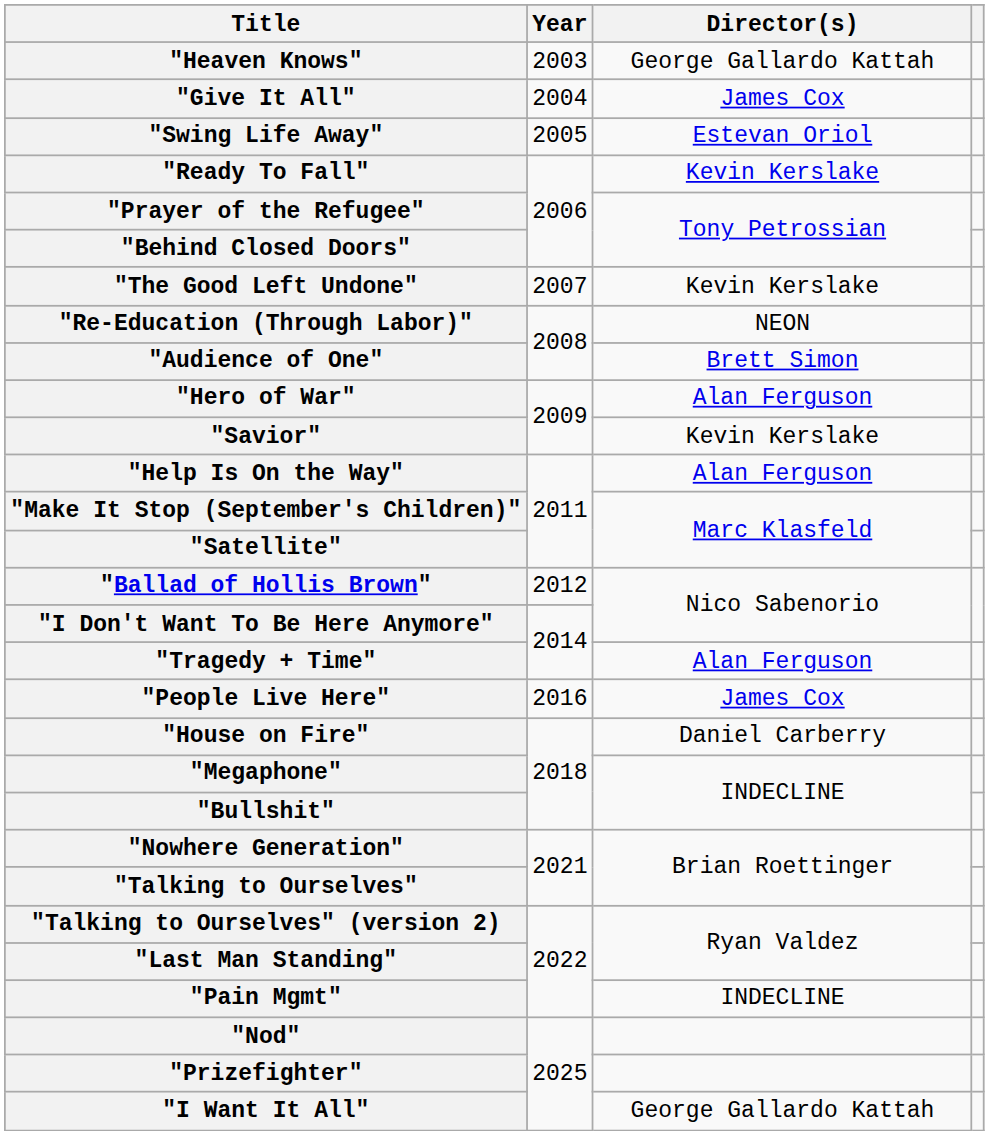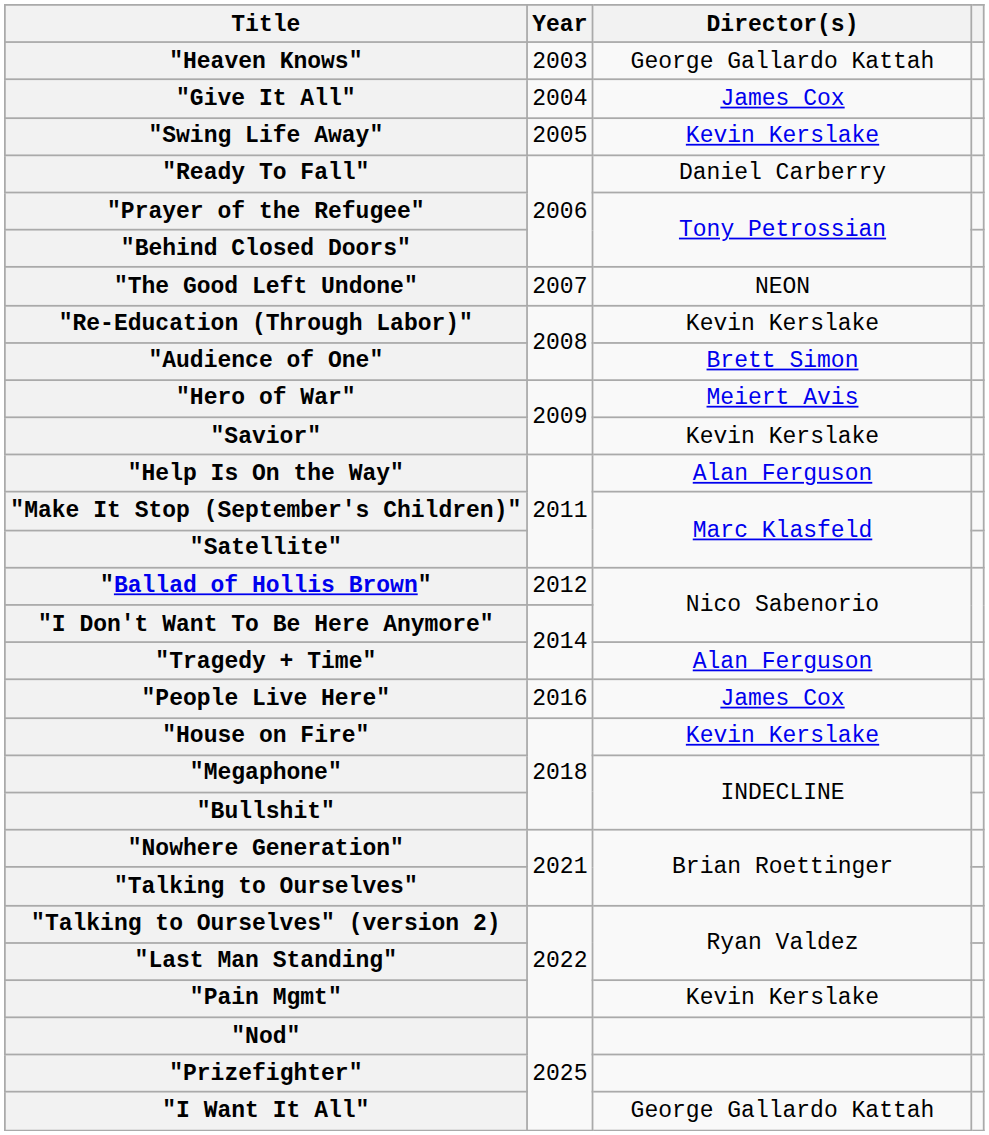(783, 136) Estevan Oriol -> (783, 136) Kevin Kerslake
(783, 174) Kevin Kerslake -> (783, 174) Daniel Carberry
(783, 286) Kevin Kerslake -> (783, 286) NEON
(783, 324) NEON -> (783, 324) Kevin Kerslake
(783, 399) Alan Ferguson -> (783, 399) Meiert Avis
(783, 736) Daniel Carberry -> (783, 736) Kevin Kerslake
(783, 999) INDECLINE -> (783, 999) Kevin Kerslake
